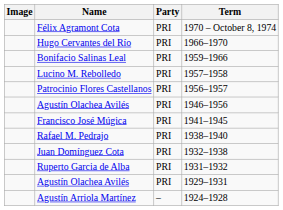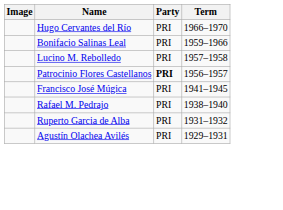- row: (78, 27)
(164, 89) normal -> (164, 74) bold
- row: (83, 105)
- row: (80, 151)
- row: (86, 197)
